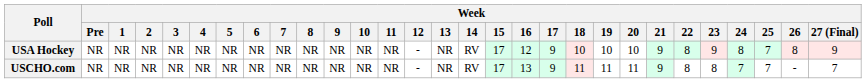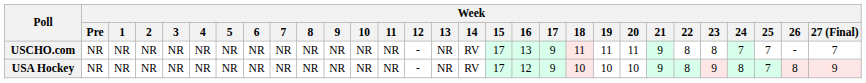rows swapped: (43, 68) <-> (43, 50)
